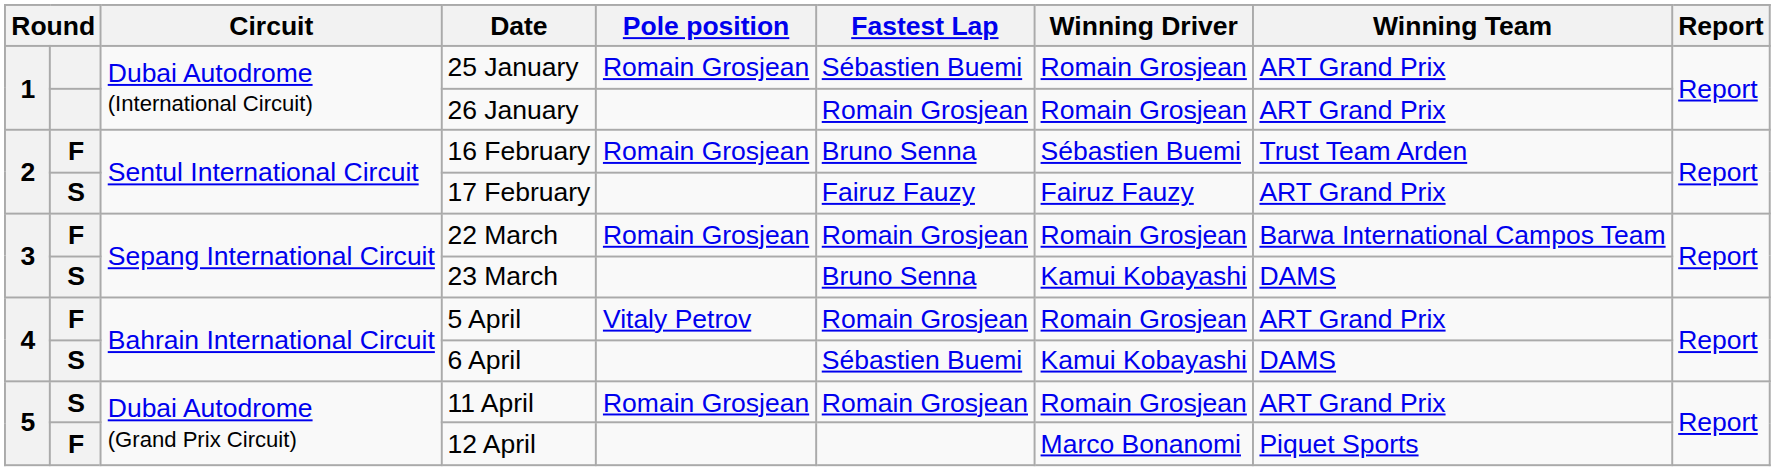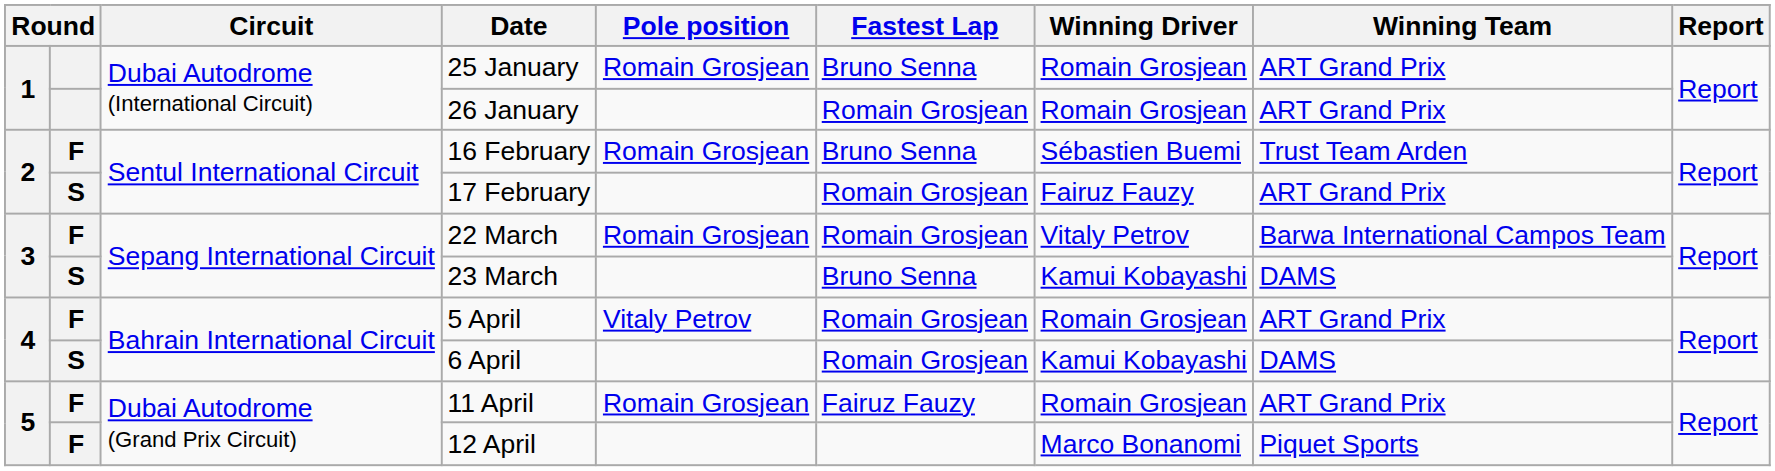(922, 67) Sébastien Buemi -> (899, 67) Bruno Senna
(898, 193) Fairuz Fauzy -> (925, 193) Romain Grosjean
(1144, 234) Romain Grosjean -> (1115, 234) Vitaly Petrov
(922, 360) Sébastien Buemi -> (925, 360) Romain Grosjean
(76, 402) S -> (76, 402) F
(925, 402) Romain Grosjean -> (898, 402) Fairuz Fauzy
